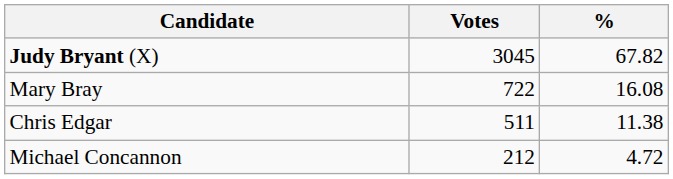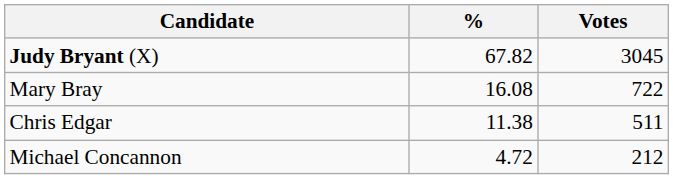columns swapped: (475, 21) <-> (604, 21)
